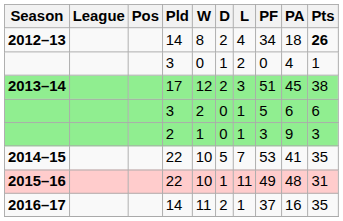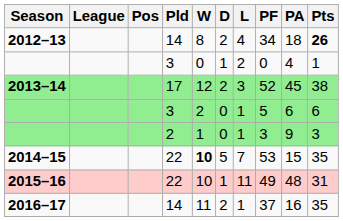(267, 87) 51 -> (267, 87) 52
(204, 157) normal -> (204, 157) bold
(293, 157) 41 -> (293, 157) 15
